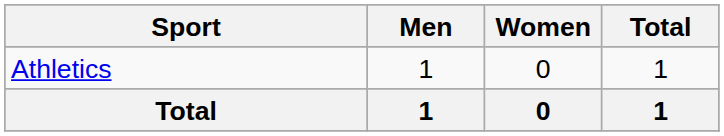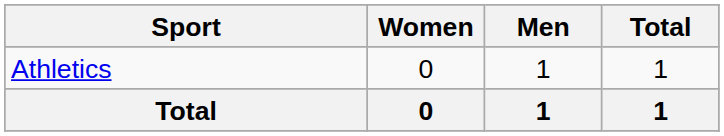columns swapped: (426, 26) <-> (543, 26)
